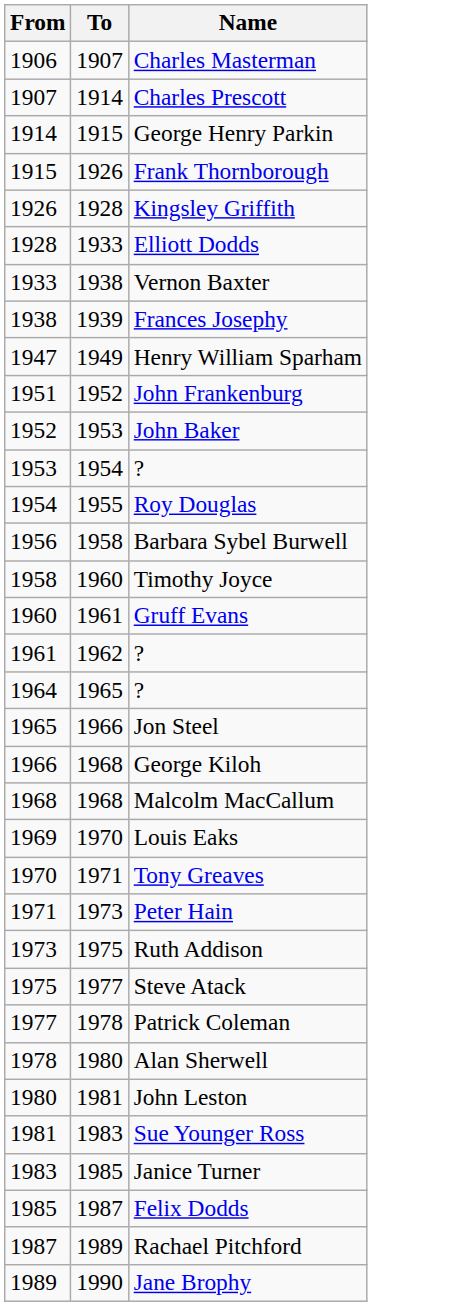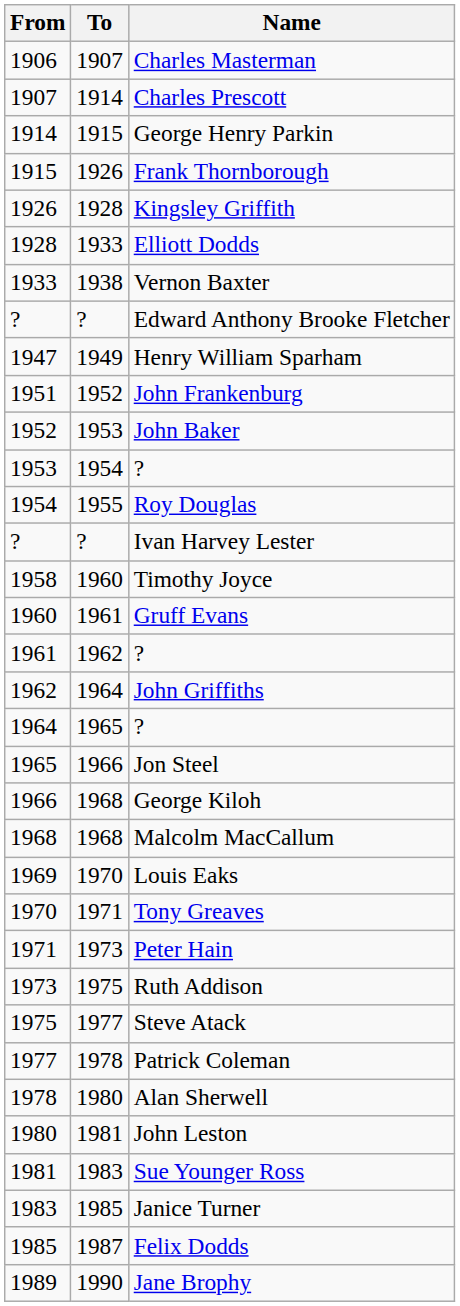- row: (33, 319)
+ row: (15, 319)
+ row: (15, 541)
- row: (33, 541)
+ row: (33, 689)
- row: (33, 1245)
